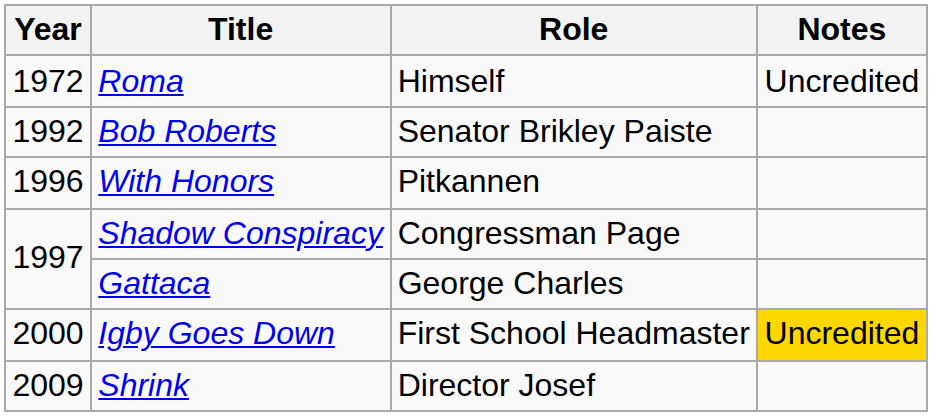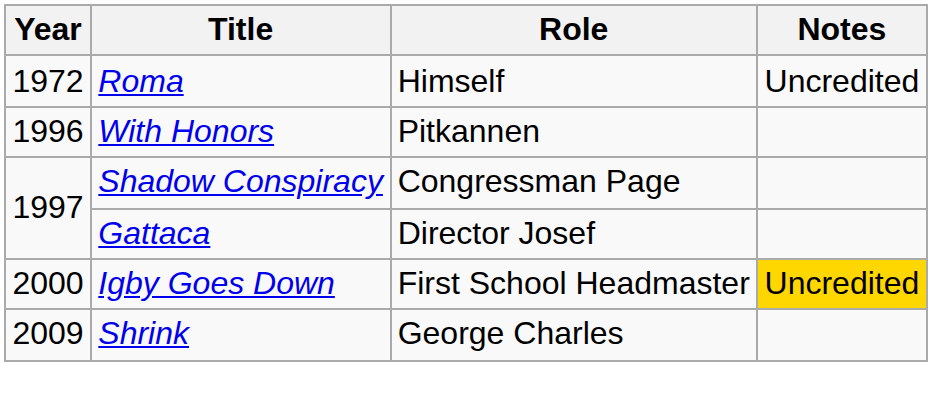- row: (187, 131)
(511, 283) George Charles -> (496, 232) Director Josef
(496, 385) Director Josef -> (511, 334) George Charles
